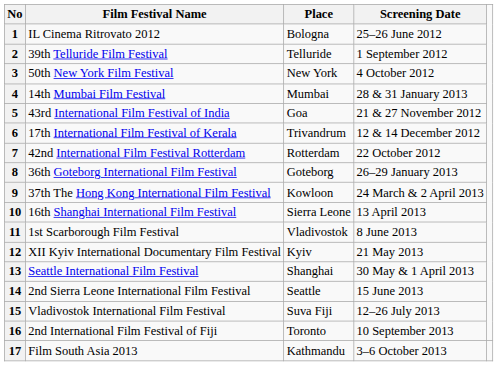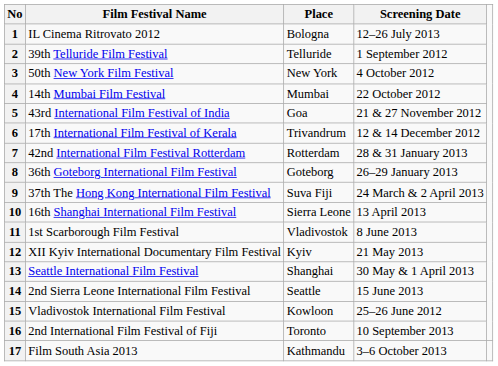(399, 34) 25–26 June 2012 -> (398, 34) 12–26 July 2013
(412, 93) 28 & 31 January 2013 -> (398, 93) 22 October 2012
(398, 152) 22 October 2012 -> (412, 152) 28 & 31 January 2013
(310, 192) Kowloon -> (309, 192) Suva Fiji
(309, 311) Suva Fiji -> (310, 311) Kowloon
(398, 311) 12–26 July 2013 -> (399, 311) 25–26 June 2012
